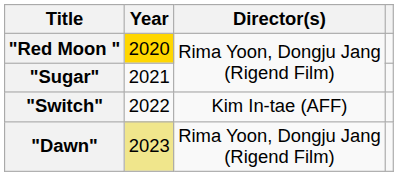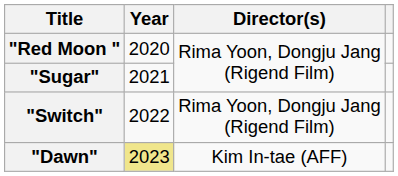(149, 48) gold background -> (149, 48) no background
(279, 106) Kim In-tae (AFF) -> (279, 116) Rima Yoon, Dongju Jang (Rigend Film)
(279, 146) Rima Yoon, Dongju Jang (Rigend Film) -> (279, 156) Kim In-tae (AFF)
